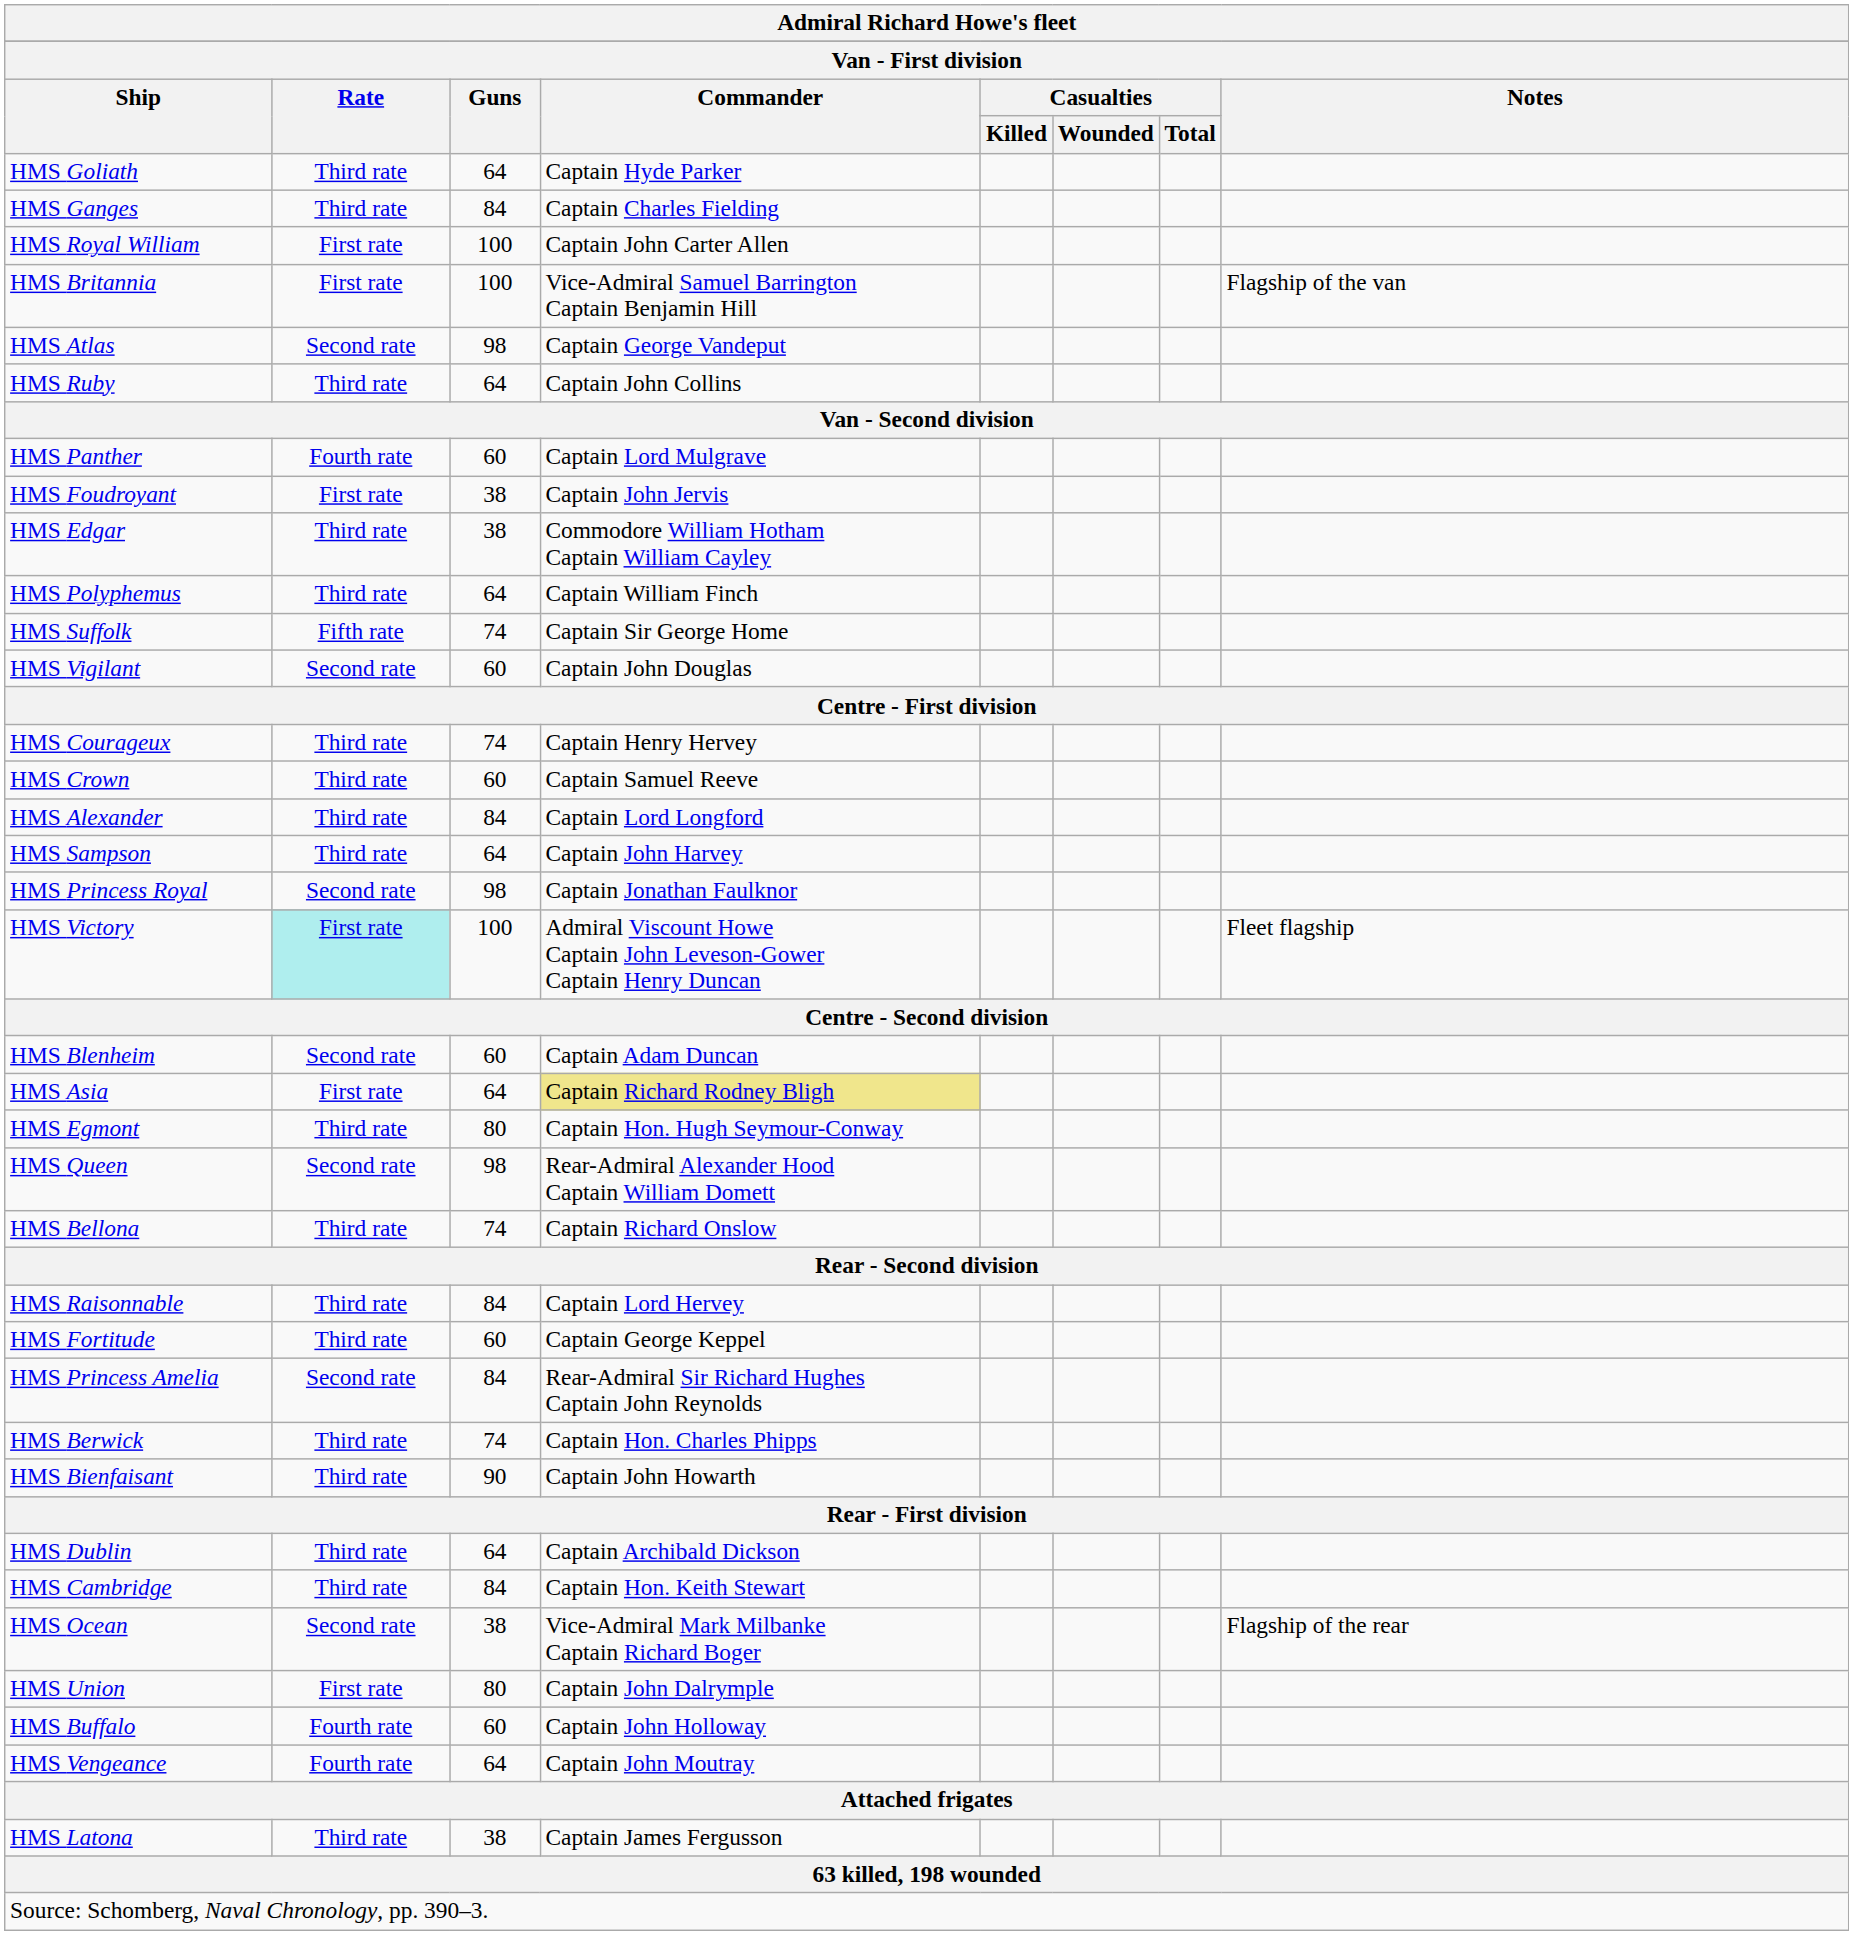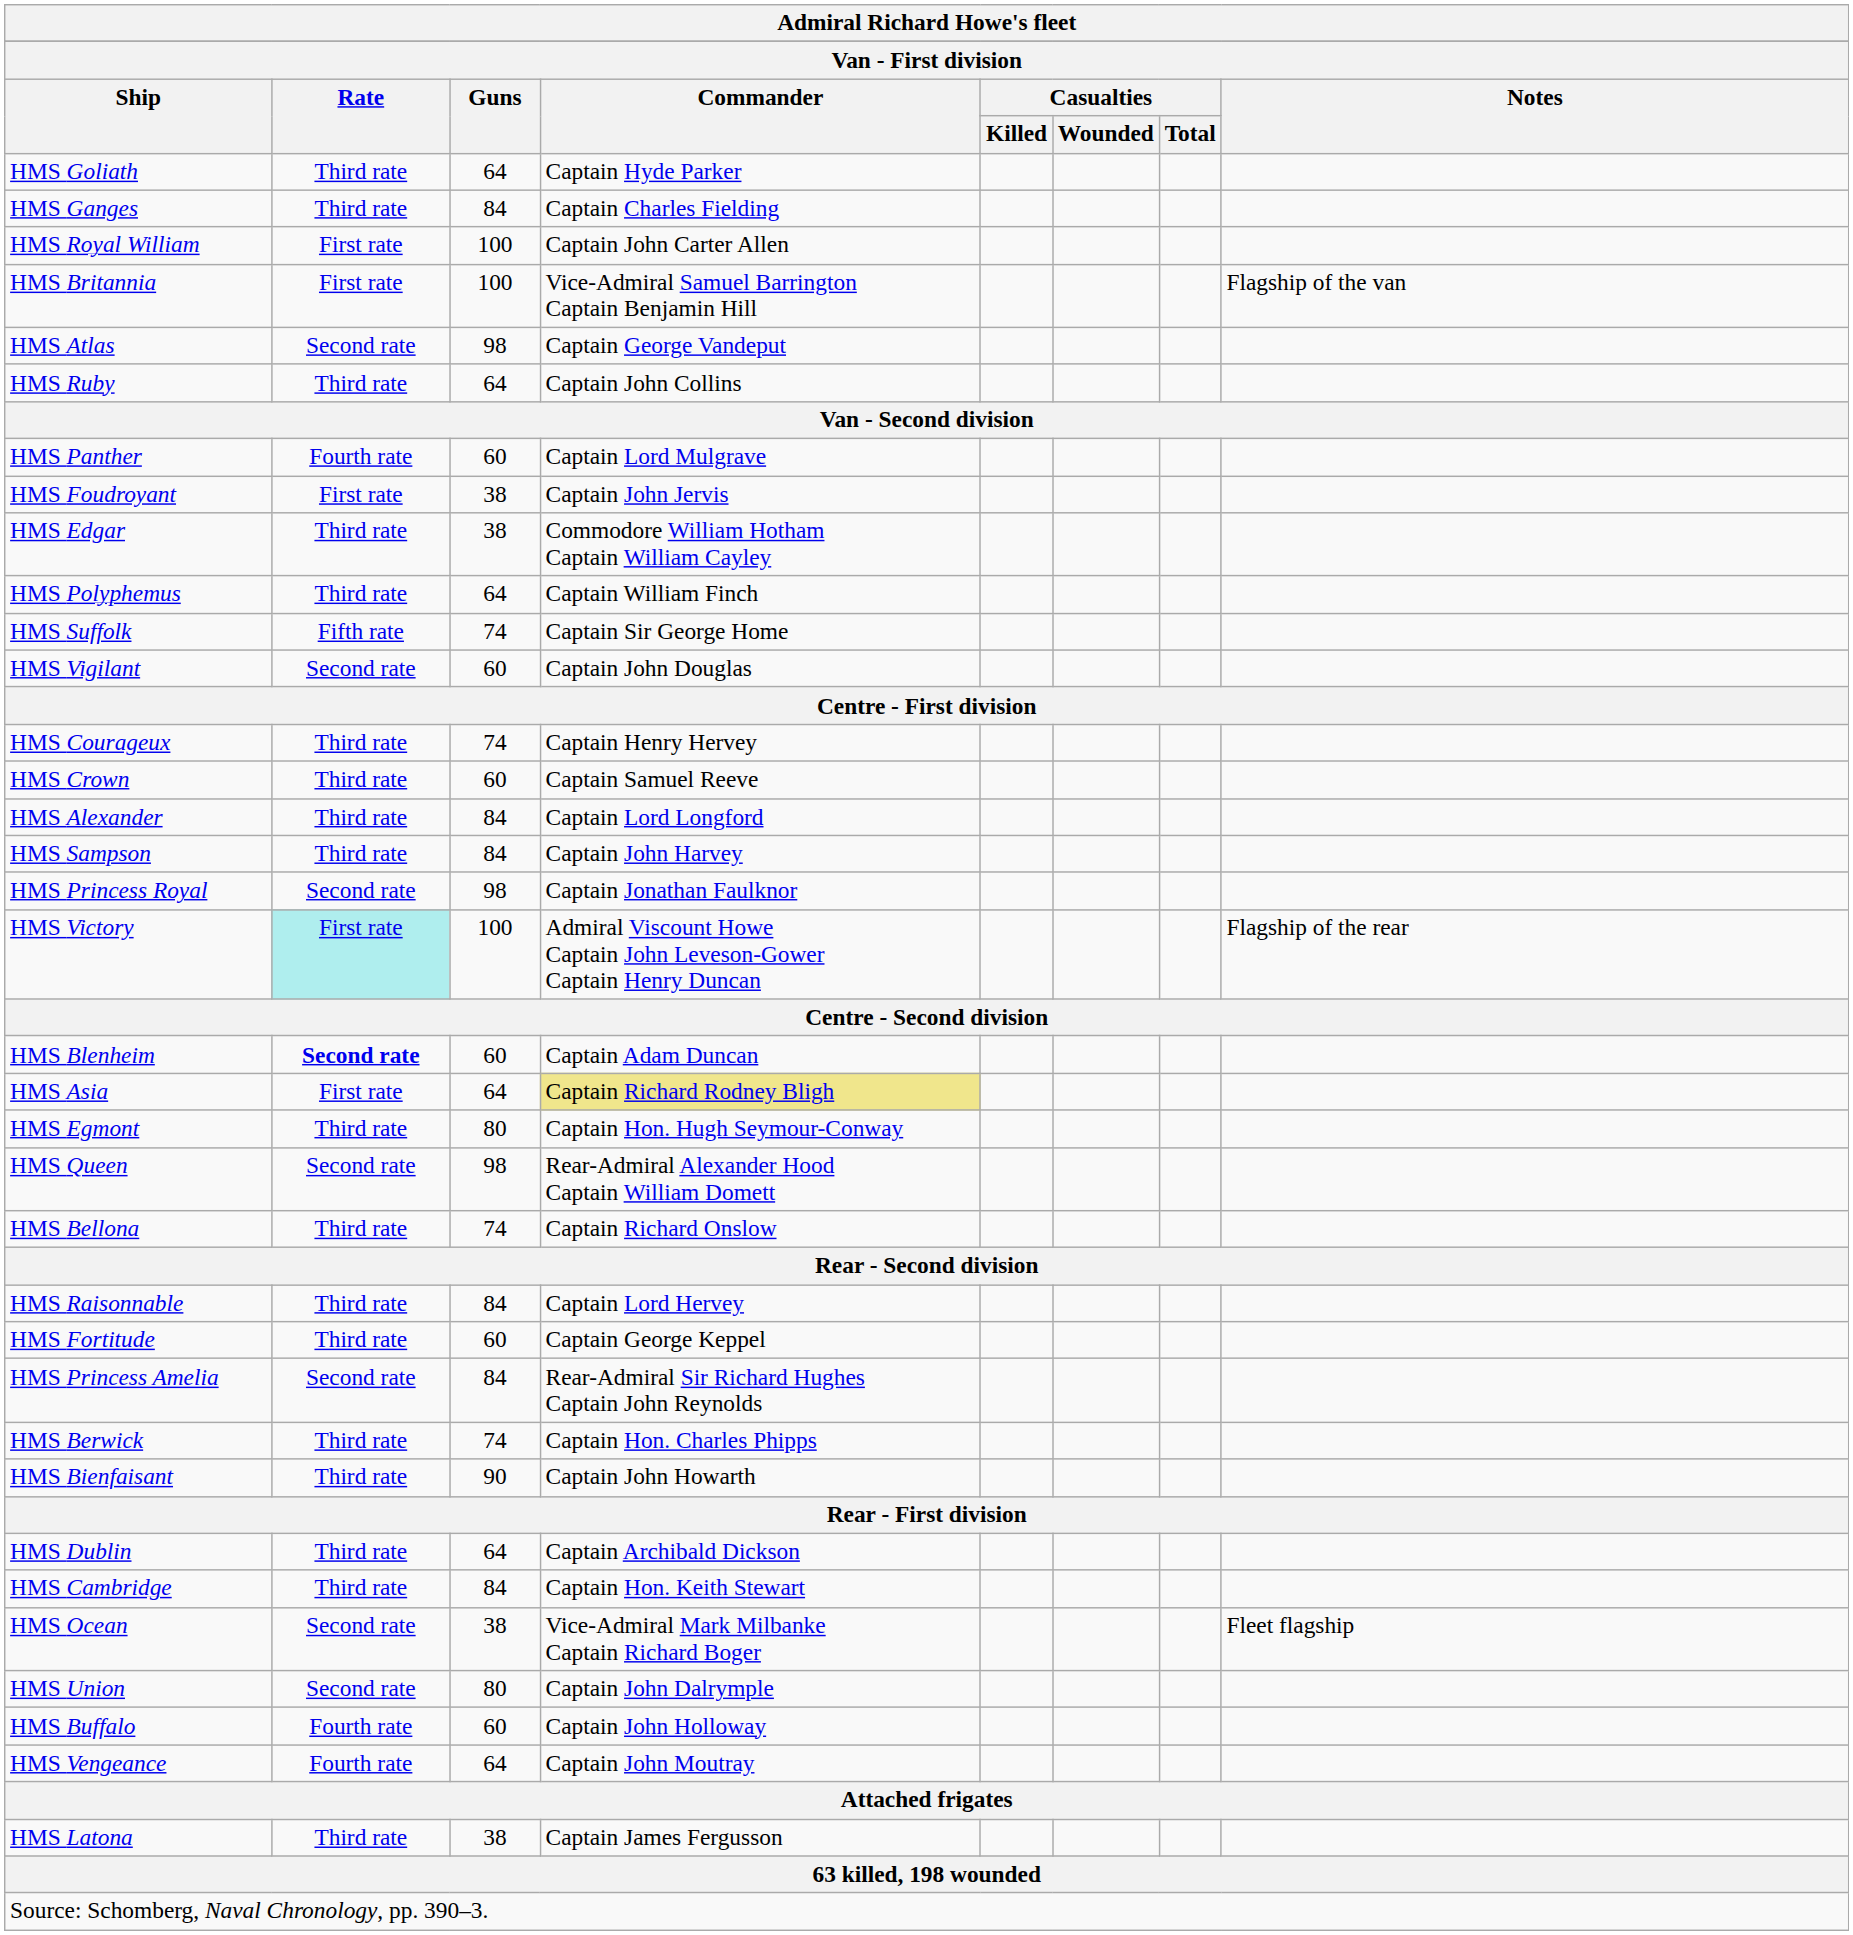(495, 853) 64 -> (495, 853) 84
(1290, 927) Fleet flagship -> (1318, 927) Flagship of the rear
(361, 1054) normal -> (361, 1054) bold
(1318, 1625) Flagship of the rear -> (1290, 1625) Fleet flagship
(361, 1688) First rate -> (361, 1688) Second rate
